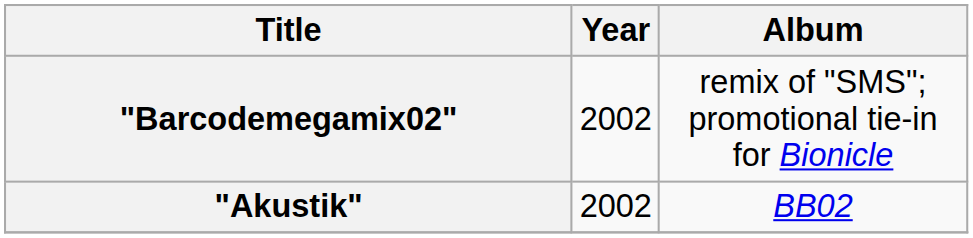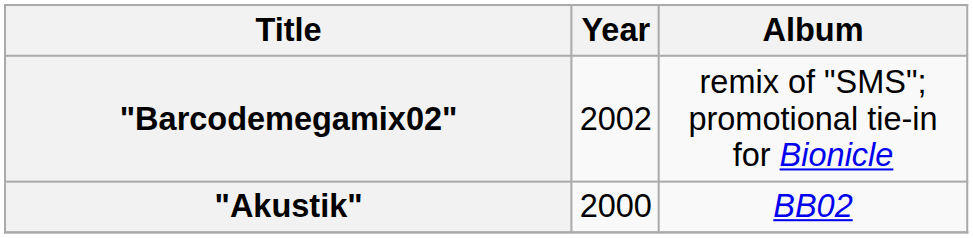(616, 206) 2002 -> (616, 206) 2000
